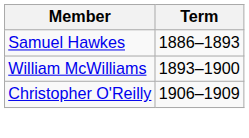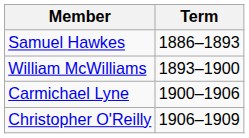+ row: (69, 94)
